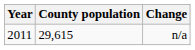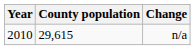(20, 34) 2011 -> (20, 34) 2010
